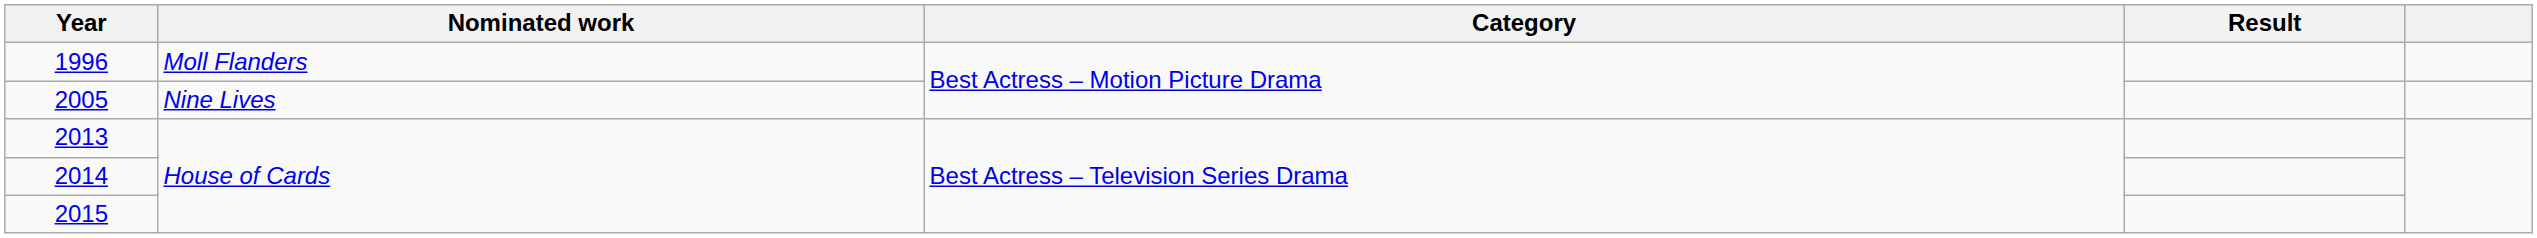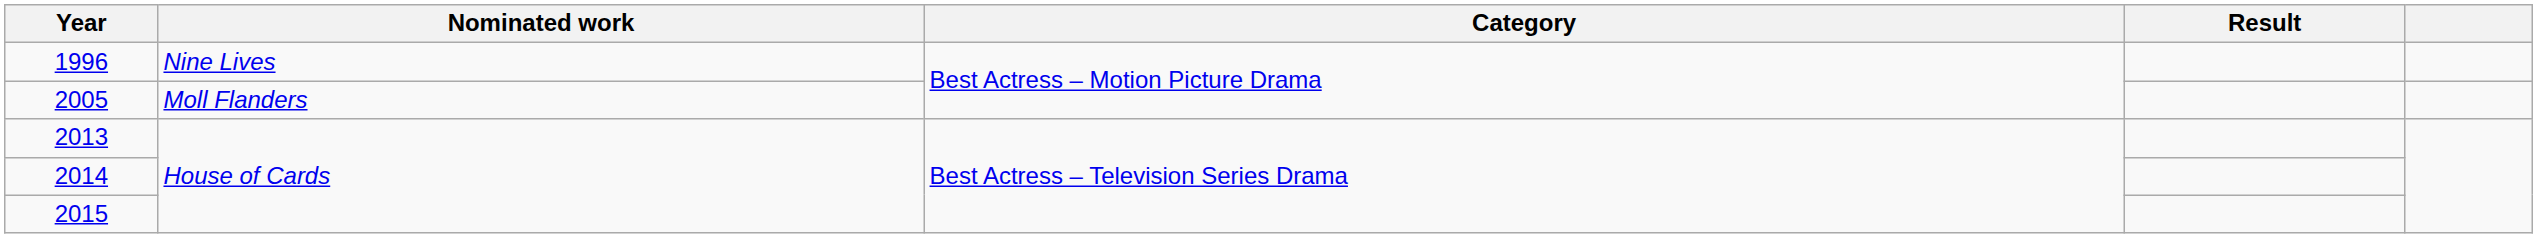(235, 61) Moll Flanders -> (219, 61) Nine Lives
(219, 99) Nine Lives -> (235, 99) Moll Flanders
